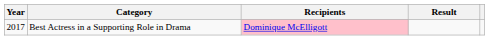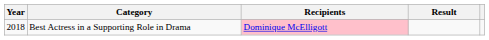(16, 27) 2017 -> (16, 27) 2018
